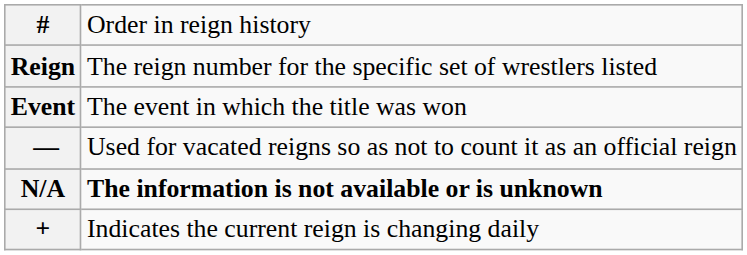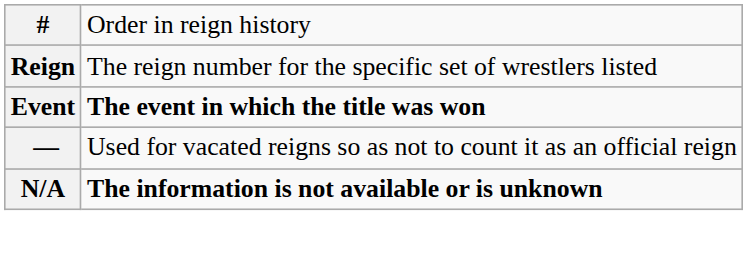(277, 106) normal -> (286, 106) bold
- row: (43, 229)
